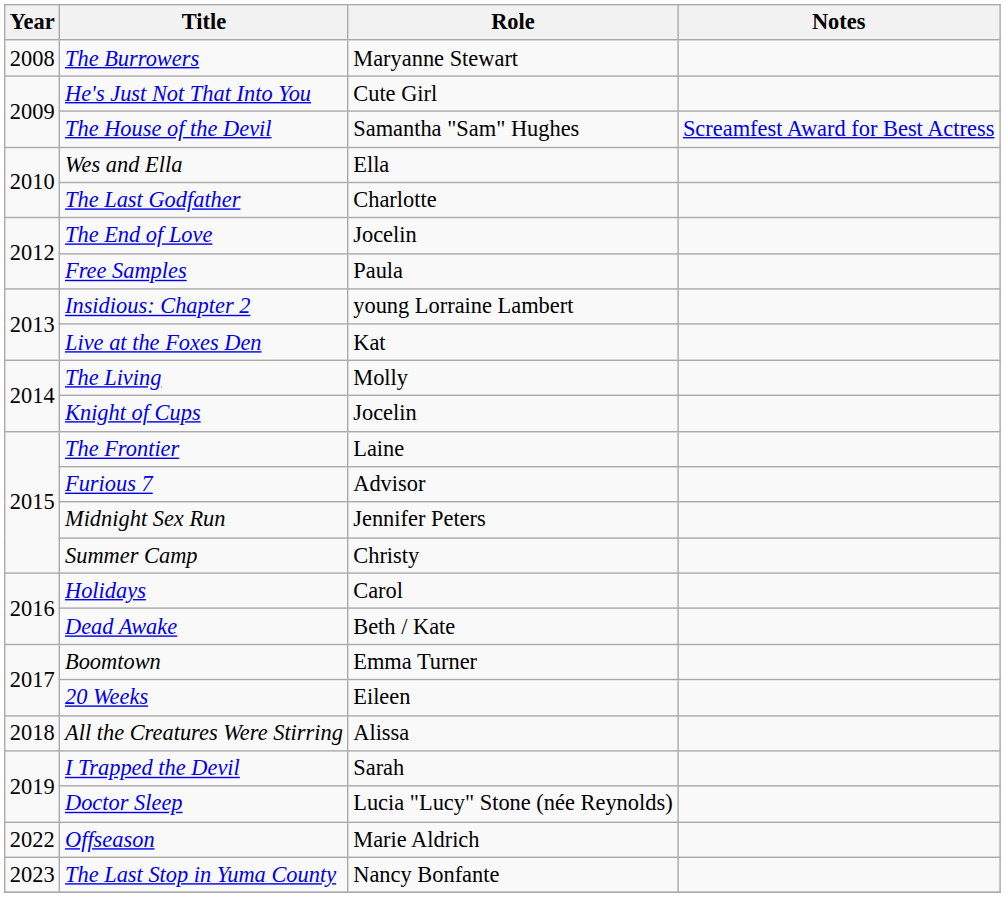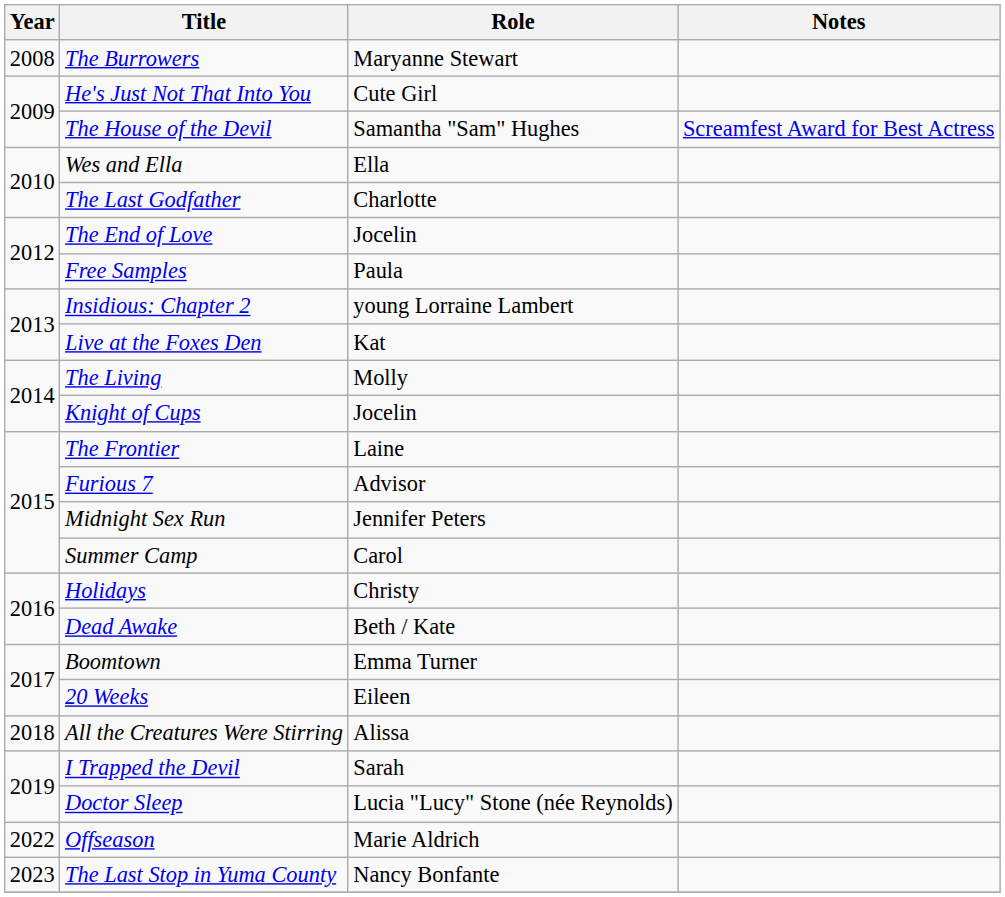(386, 555) Christy -> (378, 555) Carol
(378, 590) Carol -> (386, 590) Christy
